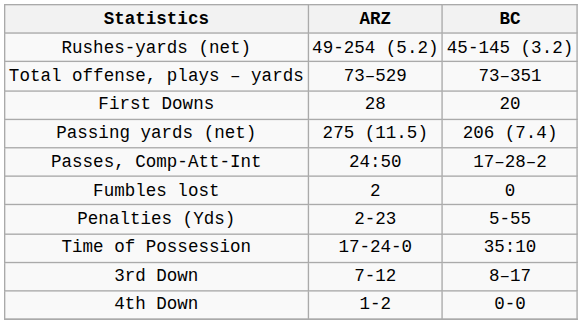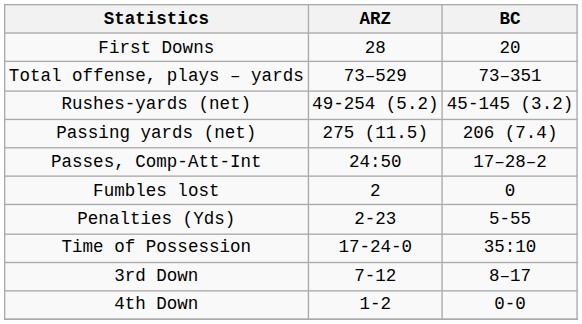rows swapped: (156, 105) <-> (156, 48)
